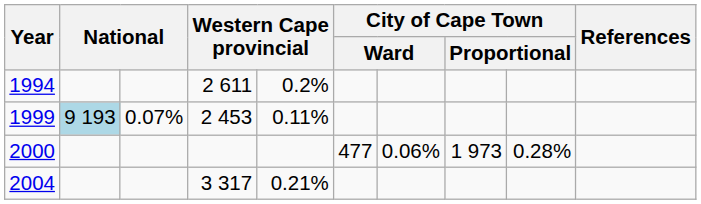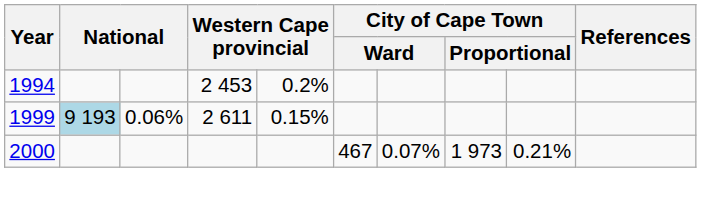(227, 85) 2 611 -> (226, 85) 2 453
(154, 118) 0.07% -> (154, 118) 0.06%
(226, 118) 2 453 -> (227, 118) 2 611
(300, 118) 0.11% -> (300, 118) 0.15%
(355, 150) 477 -> (355, 150) 467
(411, 150) 0.06% -> (411, 150) 0.07%
(542, 150) 0.28% -> (542, 150) 0.21%
- row: (32, 183)
